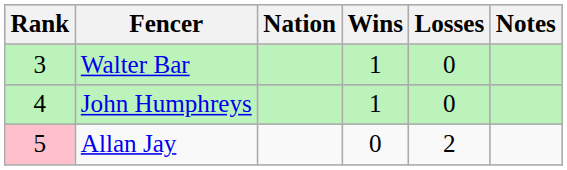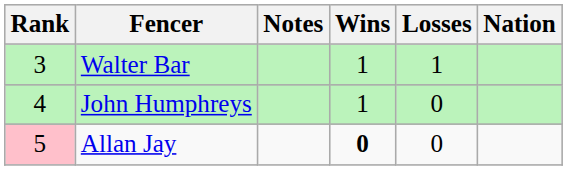columns swapped: (300, 24) <-> (526, 24)
(449, 64) 0 -> (437, 64) 1
(375, 143) normal -> (363, 143) bold
(449, 143) 2 -> (437, 143) 0
